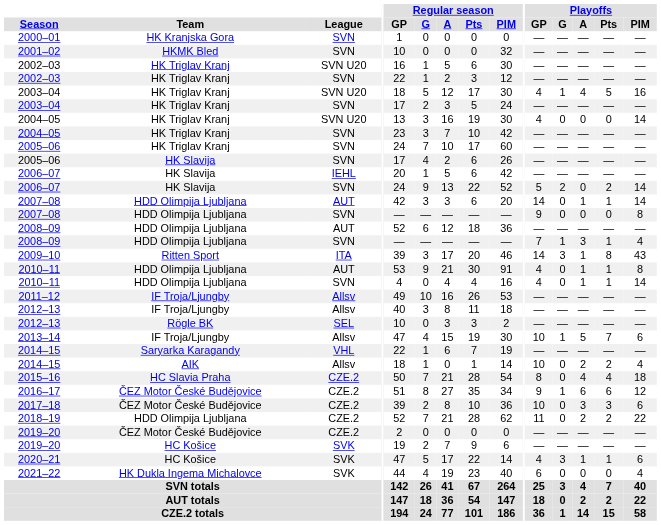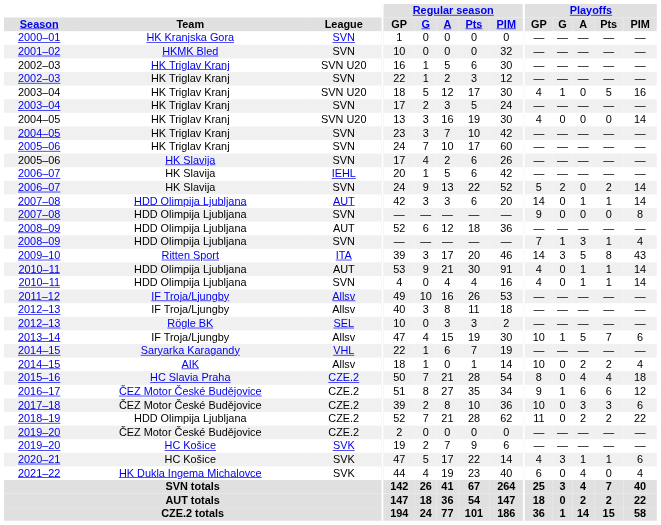(583, 92) 4 -> (583, 92) 0
(583, 255) 1 -> (583, 255) 5
(640, 269) 8 -> (640, 269) 14
(583, 473) 0 -> (583, 473) 4
